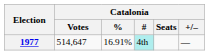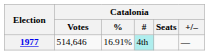(72, 42) 514,647 -> (72, 42) 514,646
